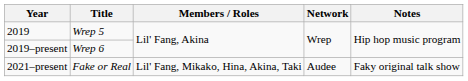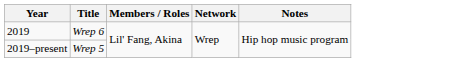(88, 31) Wrep 5 -> (88, 31) Wrep 6
(88, 48) Wrep 6 -> (88, 48) Wrep 5
- row: (37, 66)
